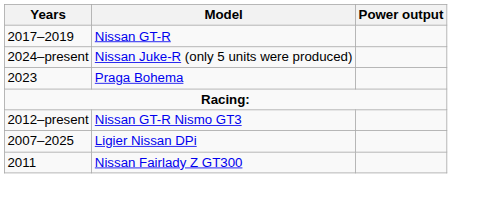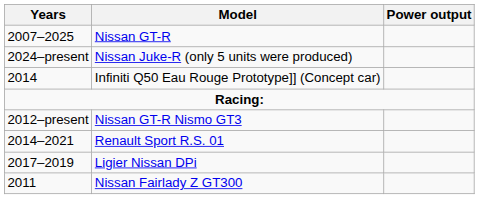(41, 36) 2017–2019 -> (41, 36) 2007–2025
+ row: (238, 78)
- row: (139, 78)
+ row: (159, 141)
(41, 141) 2007–2025 -> (41, 162) 2017–2019
